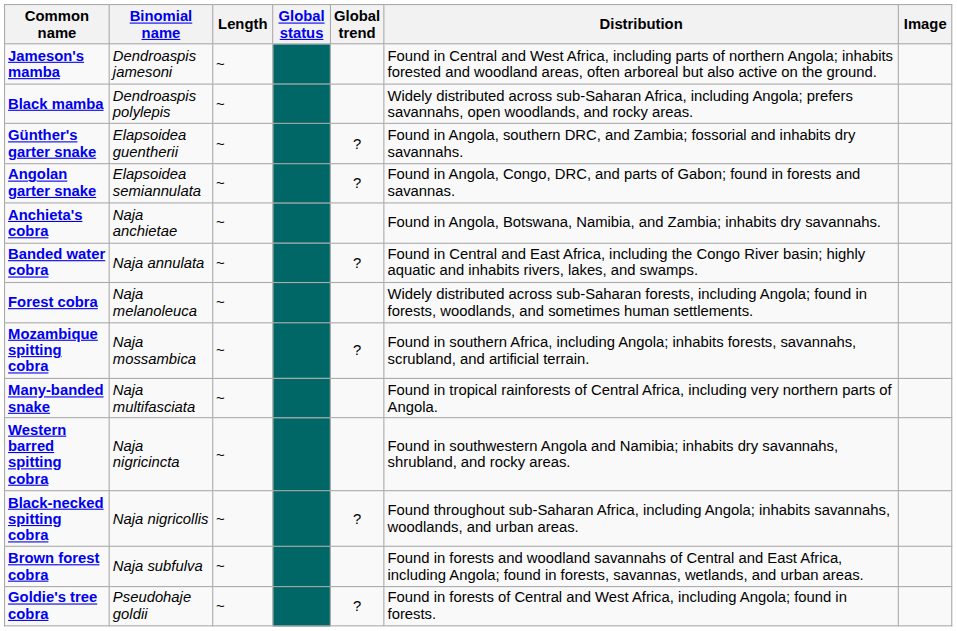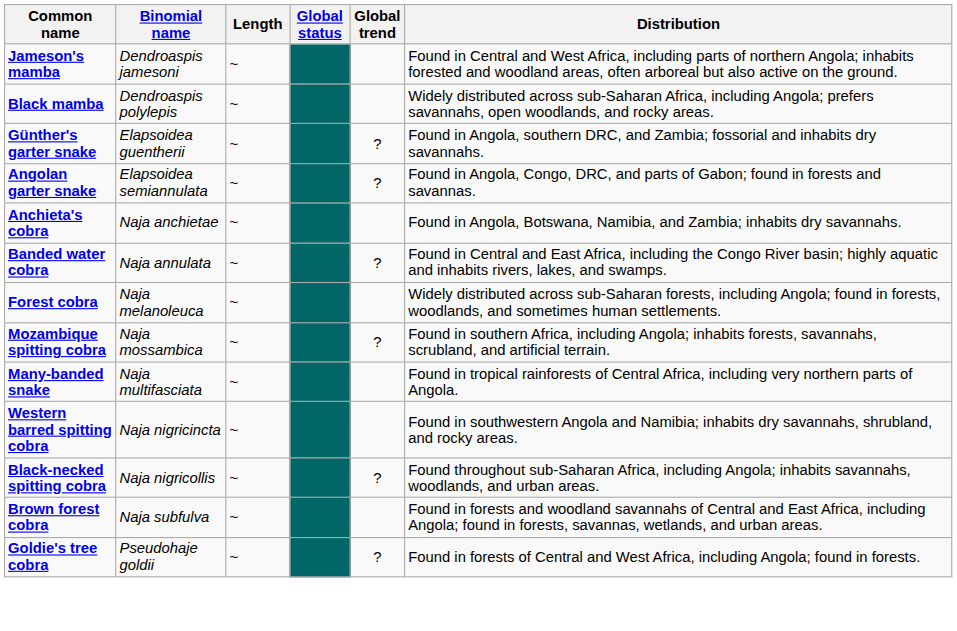- column: (925, 24)
